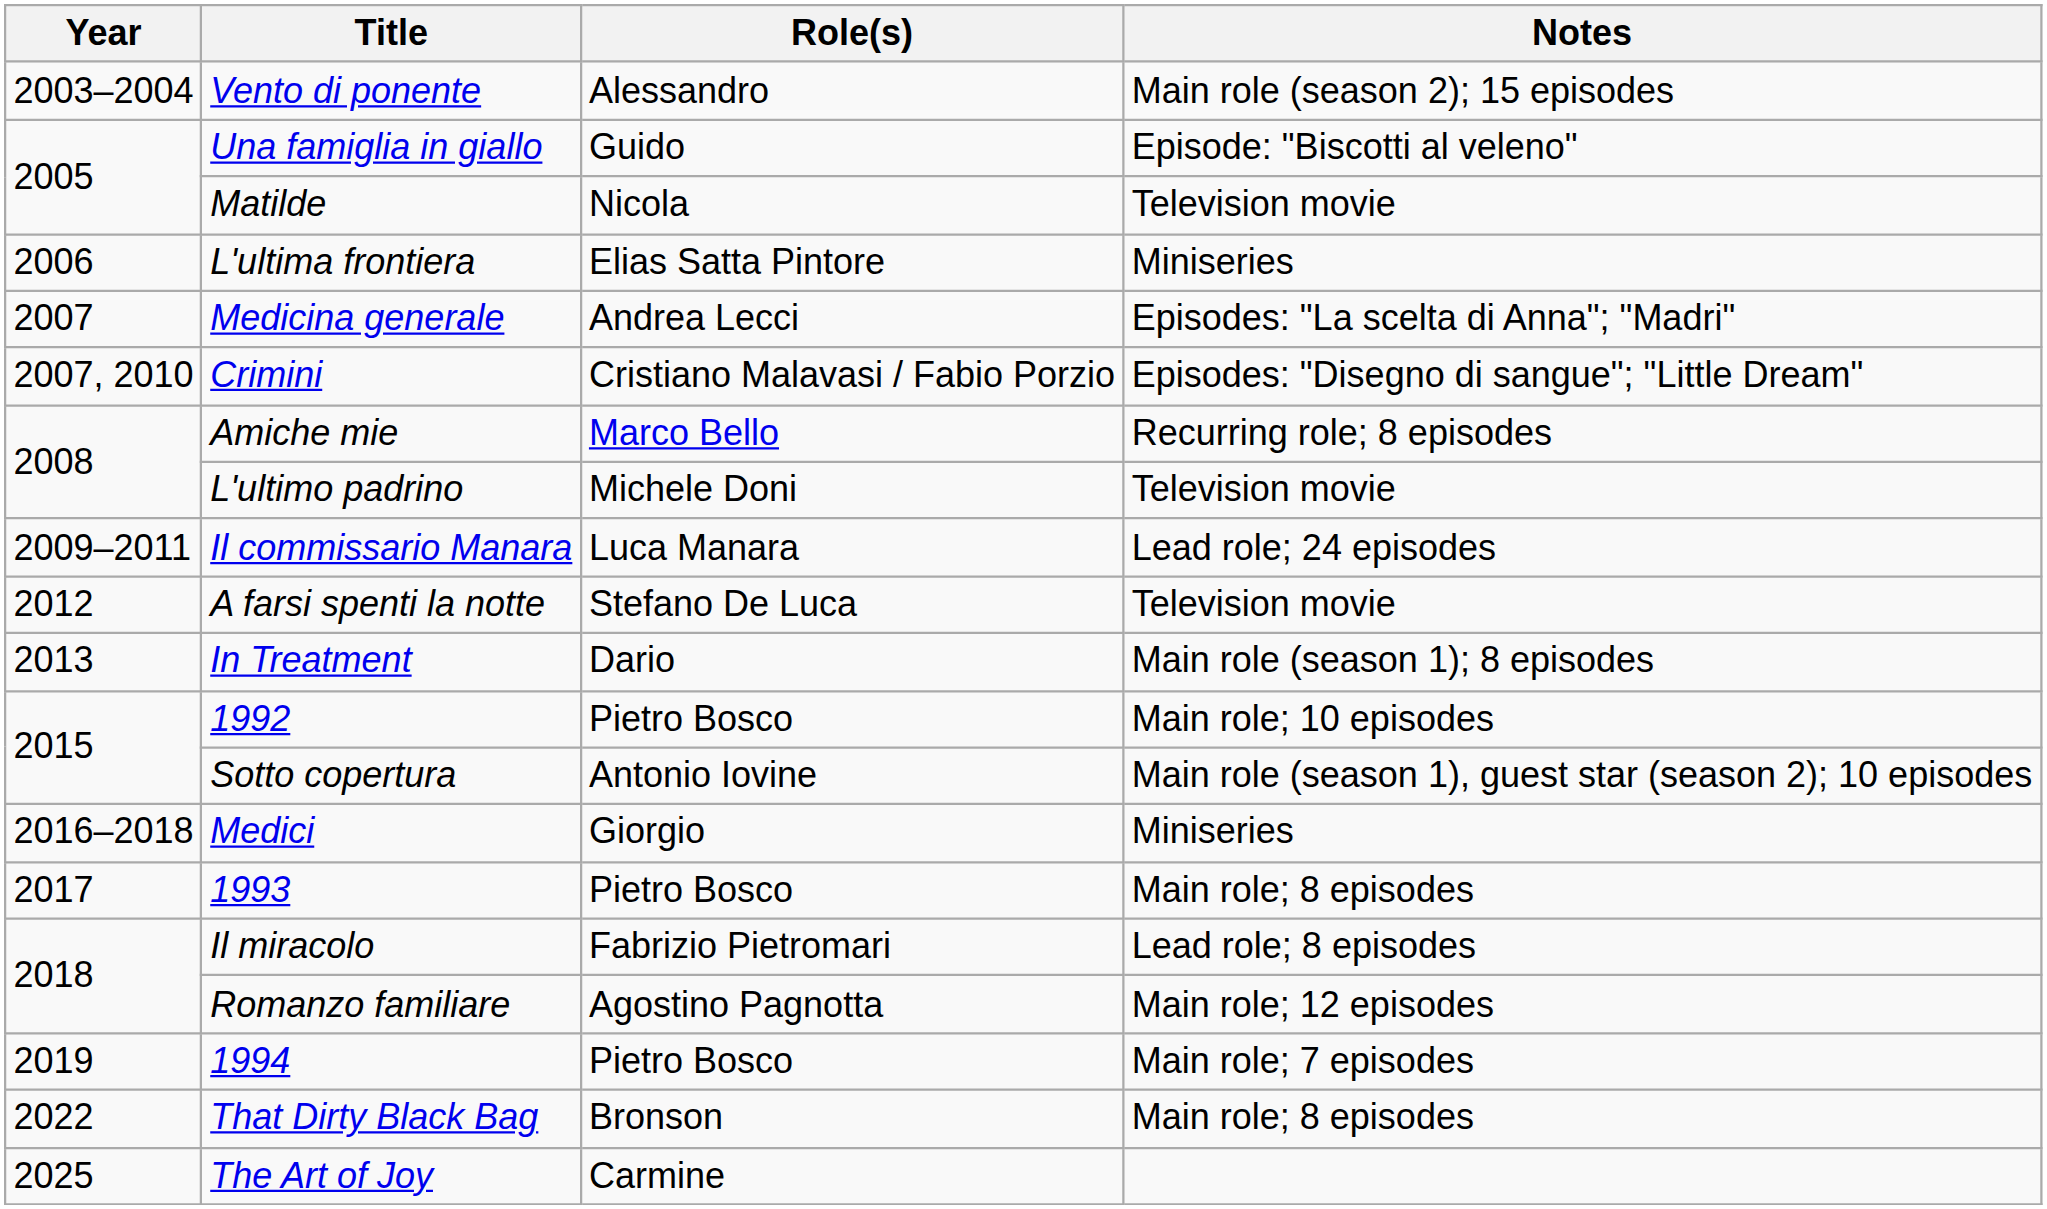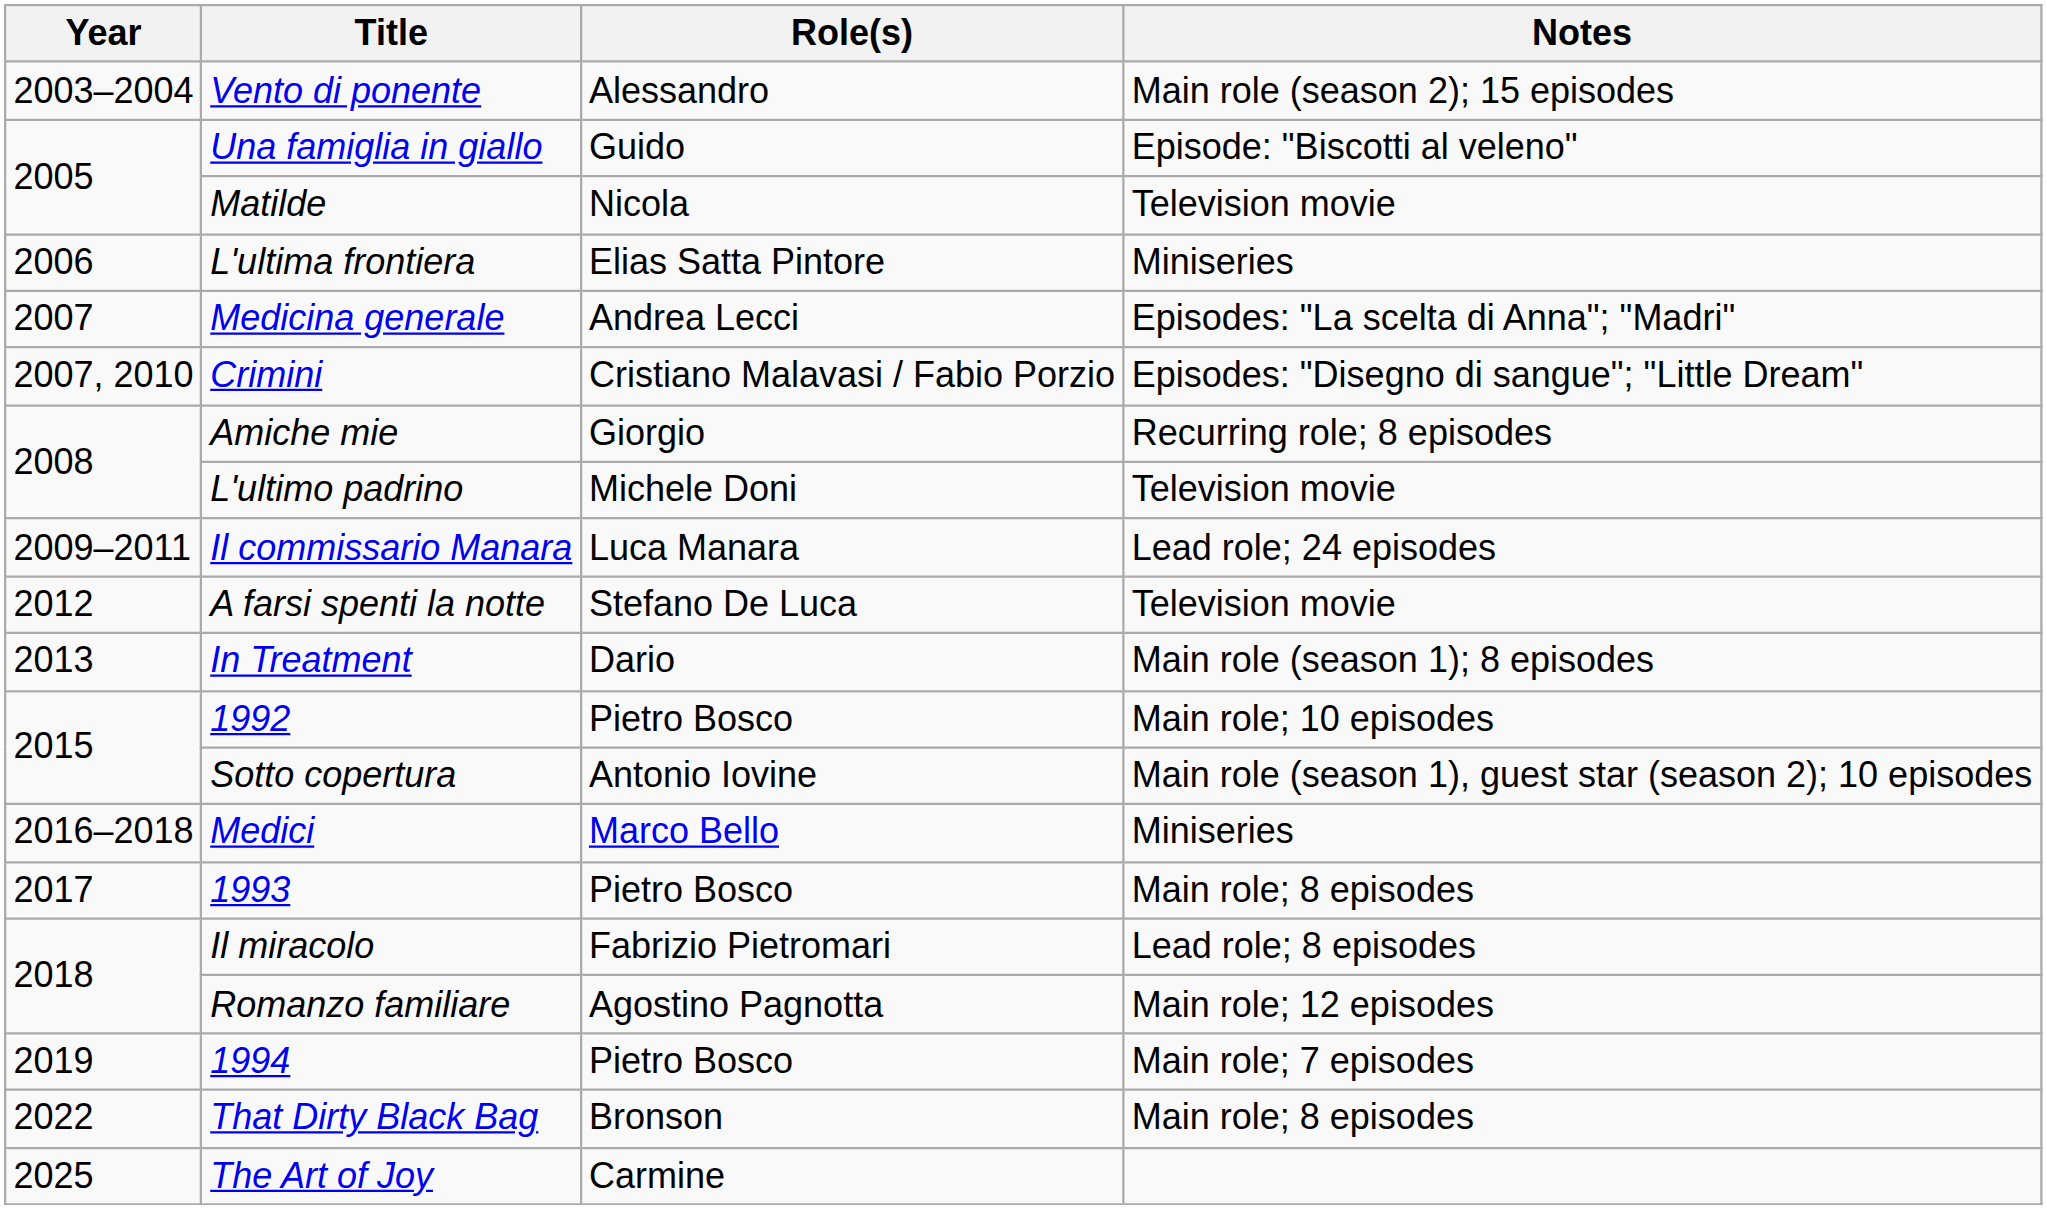(684, 432) Marco Bello -> (647, 432) Giorgio
(647, 832) Giorgio -> (684, 832) Marco Bello
